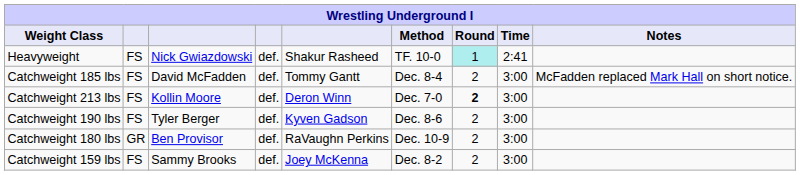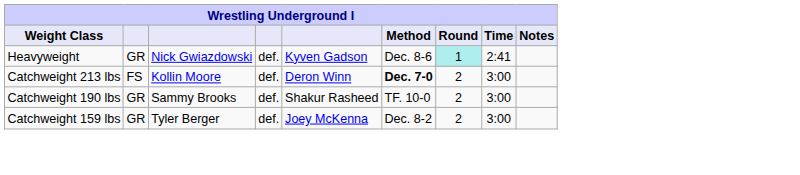(134, 56) FS -> (136, 56) GR
(332, 56) Shakur Rasheed -> (326, 56) Kyven Gadson
(418, 56) TF. 10-0 -> (408, 56) Dec. 8-6
- row: (64, 77)
(418, 97) normal -> (409, 77) bold
(475, 97) bold -> (458, 77) normal
(134, 118) FS -> (136, 97) GR
(185, 118) Tyler Berger -> (194, 97) Sammy Brooks
(326, 118) Kyven Gadson -> (332, 97) Shakur Rasheed
(418, 118) Dec. 8-6 -> (408, 97) TF. 10-0
- row: (64, 139)
(134, 159) FS -> (136, 118) GR
(194, 159) Sammy Brooks -> (185, 118) Tyler Berger
